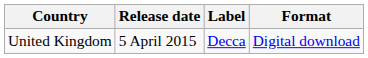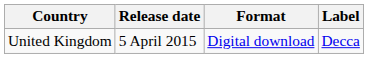columns swapped: (306, 16) <-> (227, 16)
